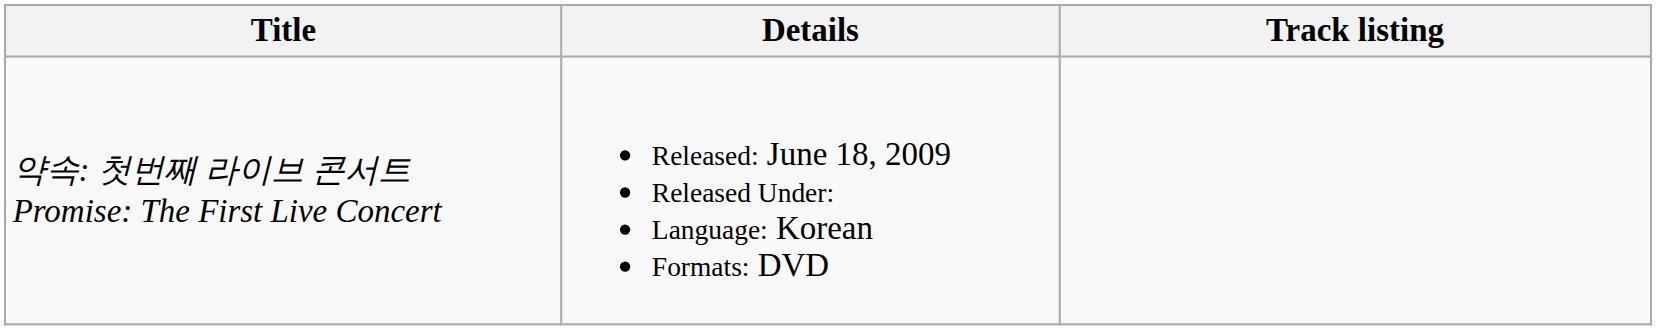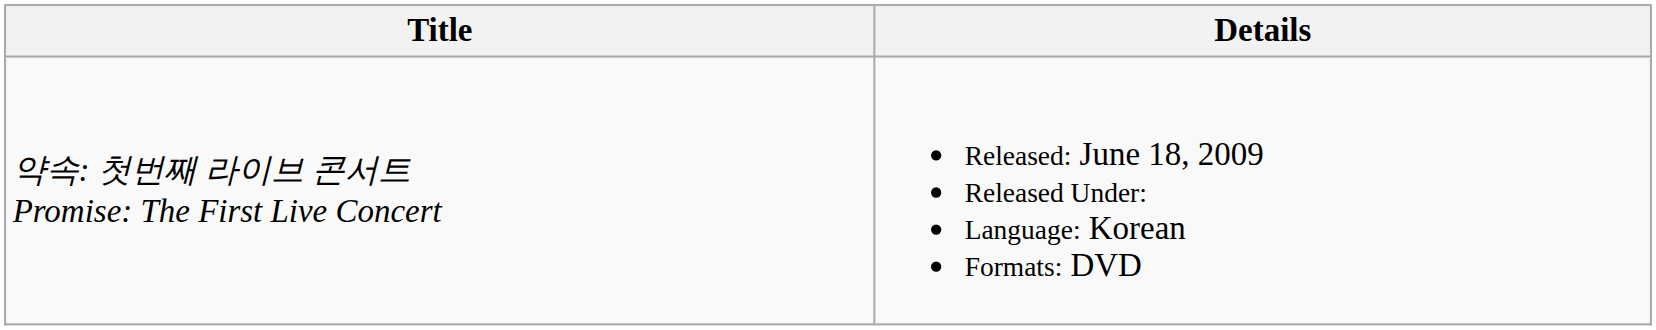- column: (1355, 30)
